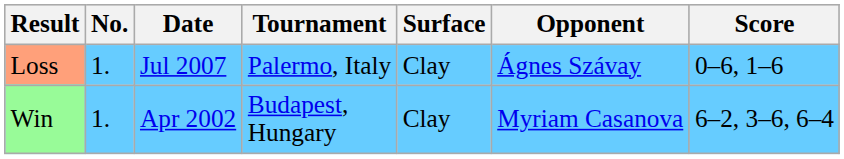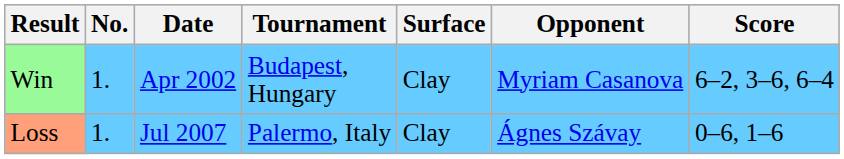rows swapped: (32, 118) <-> (35, 64)
